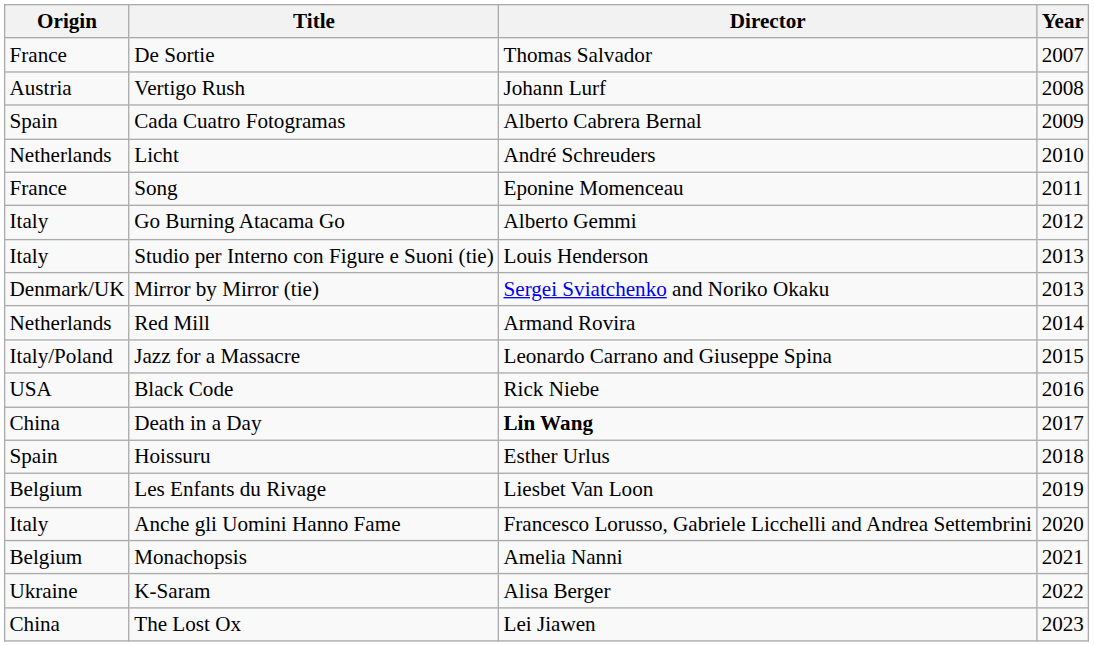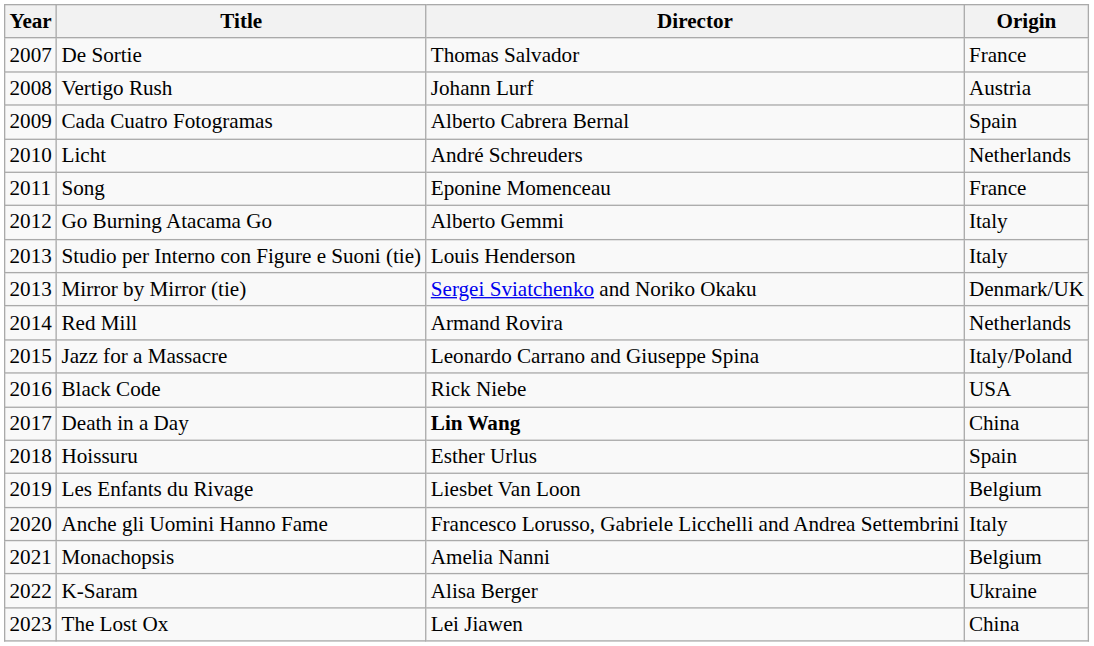columns swapped: (1063, 21) <-> (67, 21)
